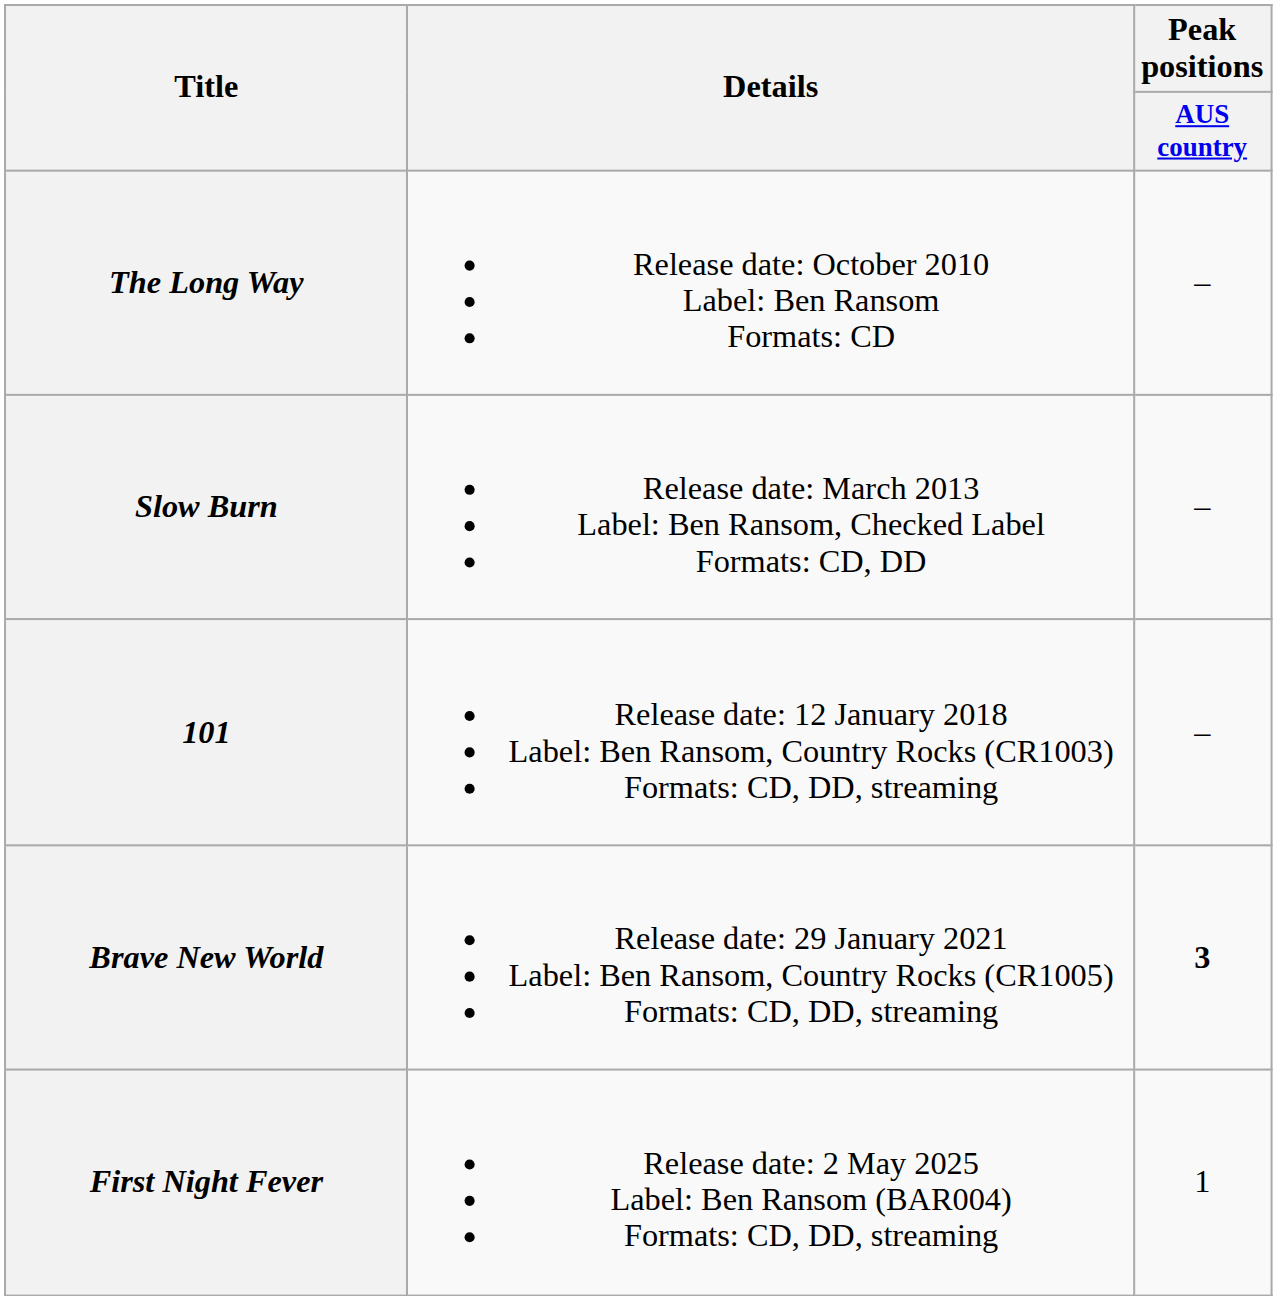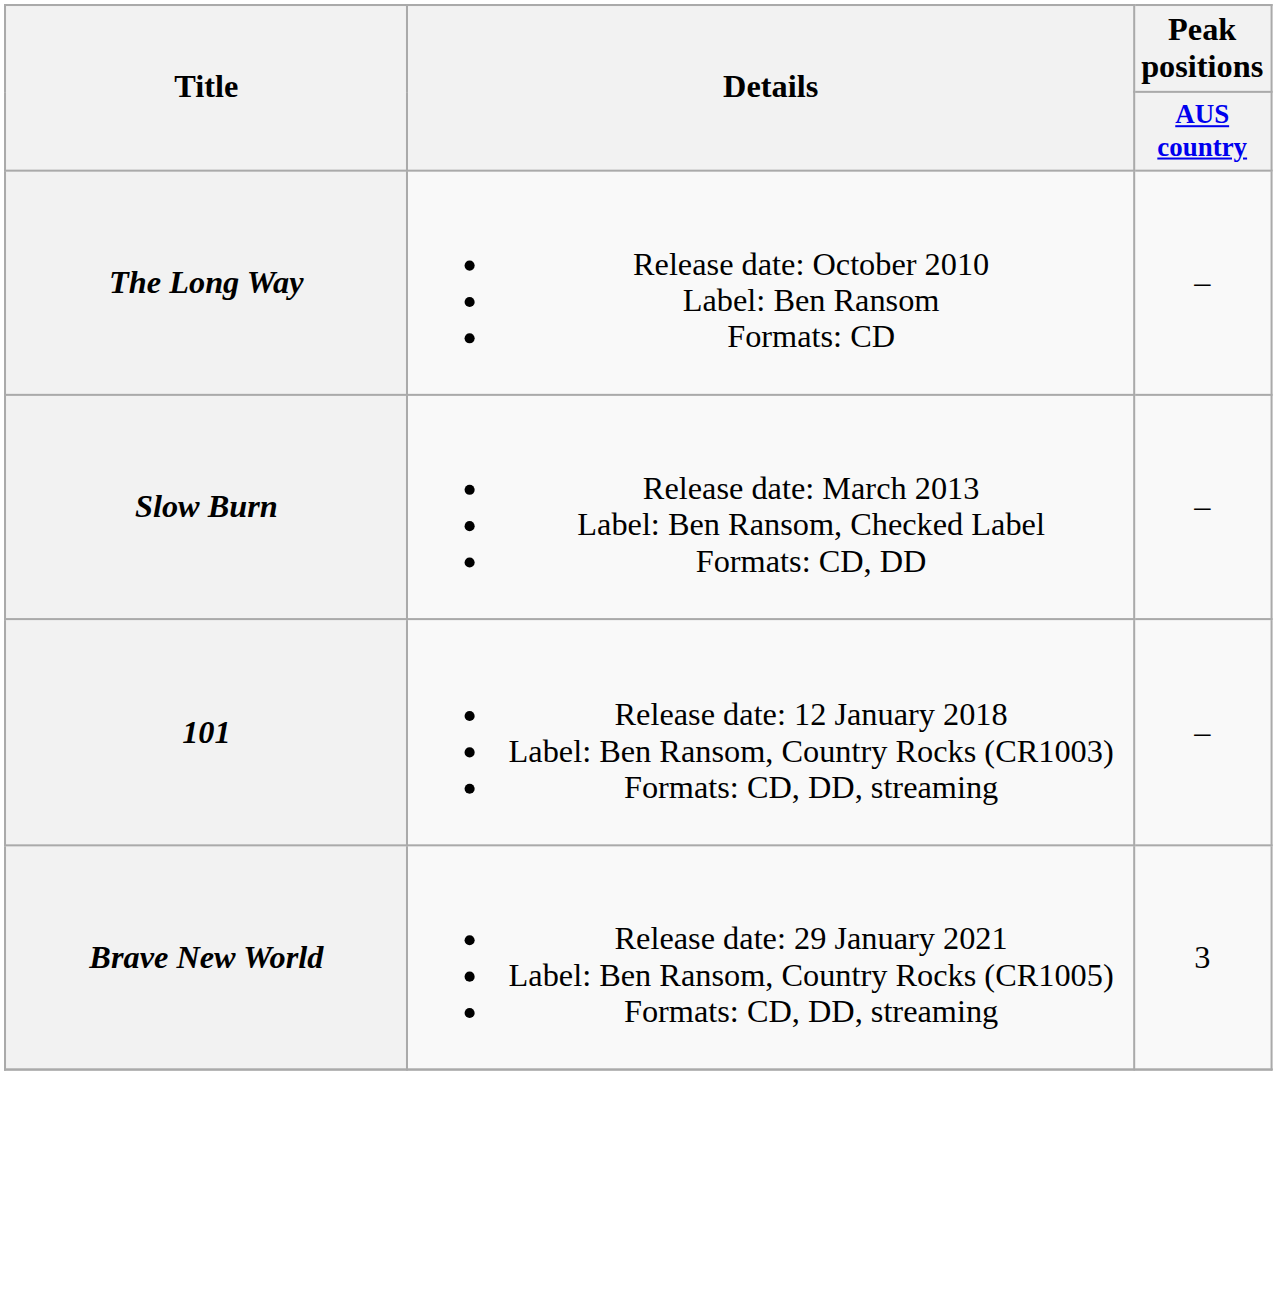(1202, 956) bold -> (1202, 956) normal
- row: (206, 1181)
